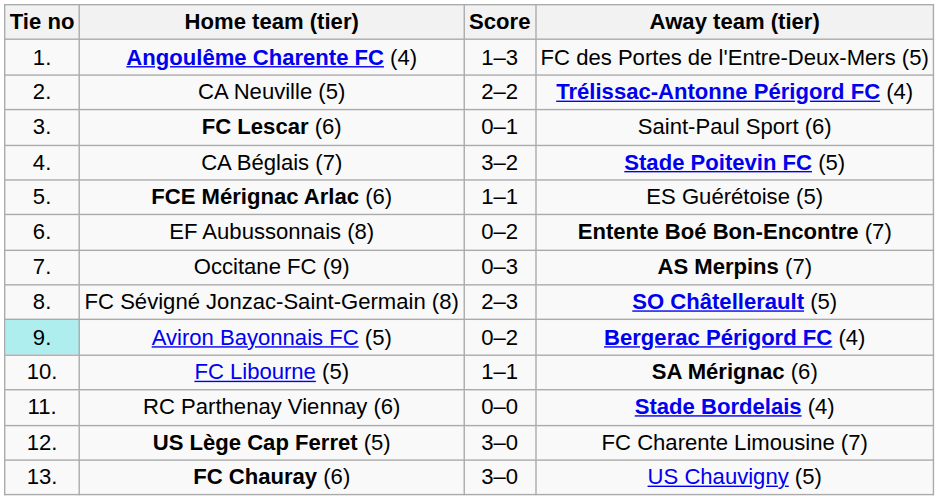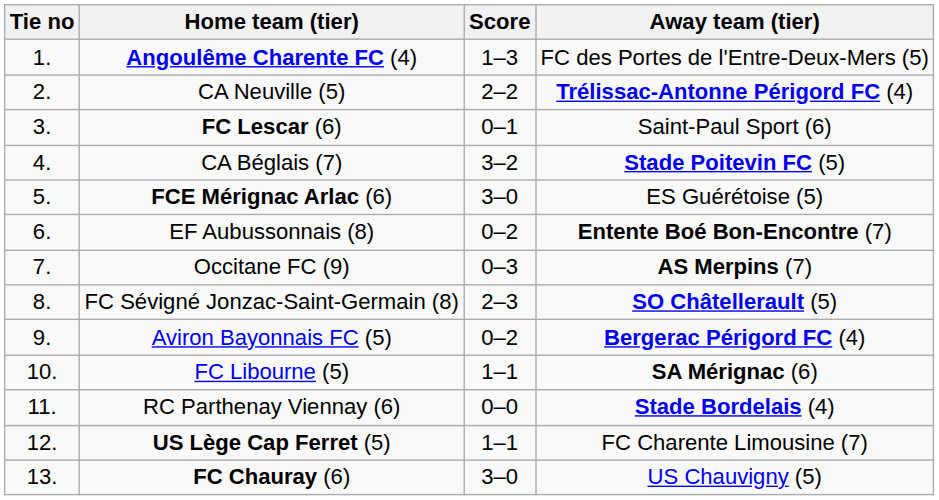(500, 197) 1–1 -> (500, 197) 3–0
(42, 337) paleturquoise background -> (42, 337) no background
(500, 442) 3–0 -> (500, 442) 1–1
